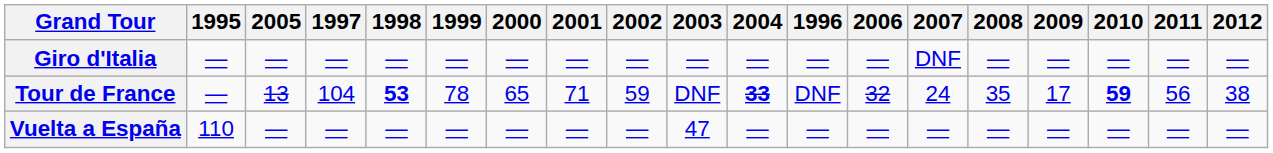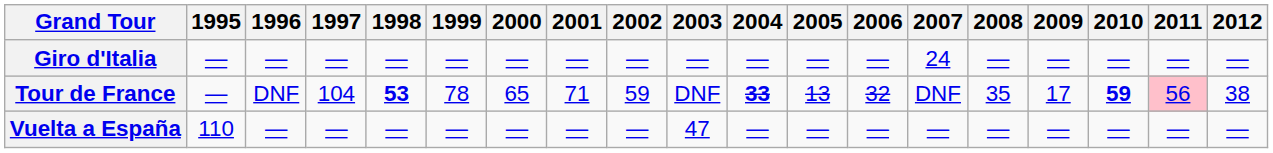columns swapped: (818, 22) <-> (276, 22)
(938, 57) DNF -> (938, 57) 24
(938, 93) 24 -> (938, 93) DNF
(1178, 93) no background -> (1178, 93) pink background
